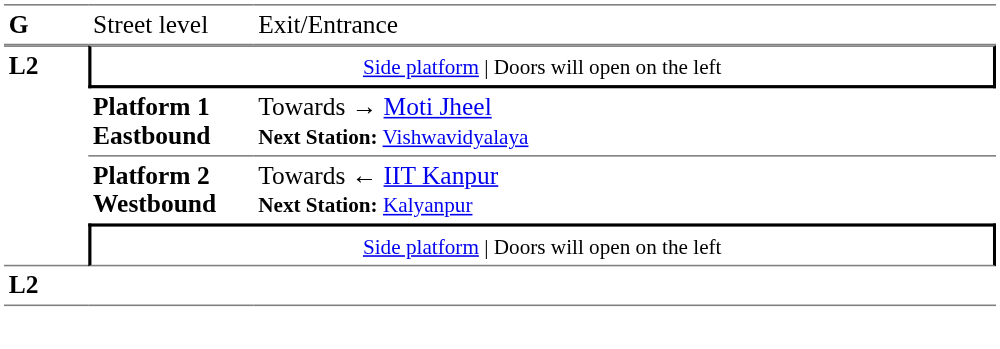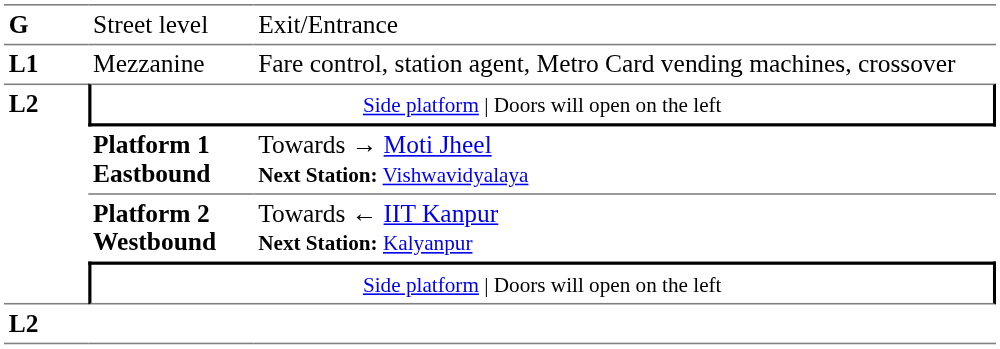+ row: (149, 64)
